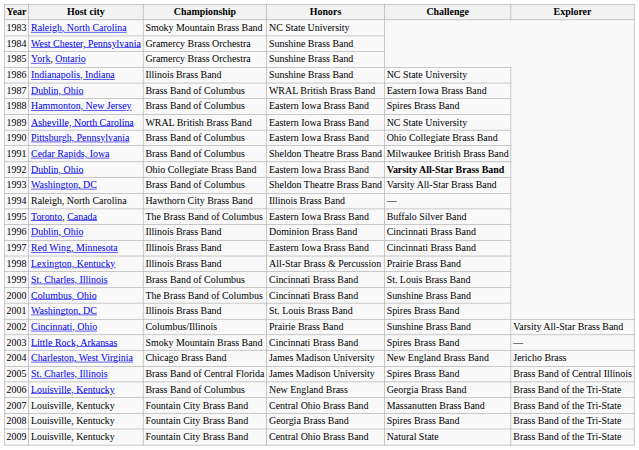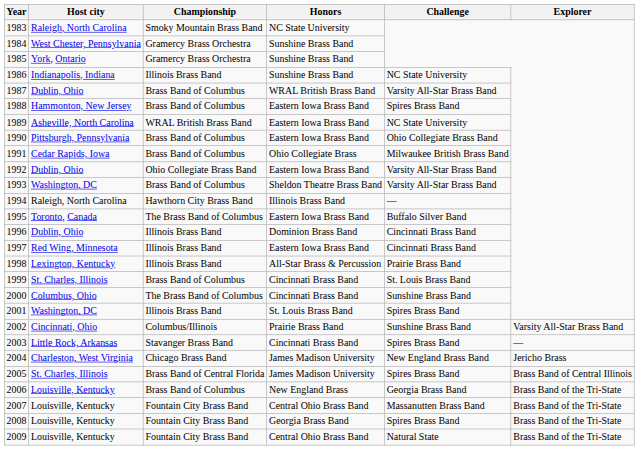(437, 91) Eastern Iowa Brass Band -> (442, 91) Varsity All-Star Brass Band
(326, 153) Sheldon Theatre Brass Band -> (313, 153) Ohio Collegiate Brass
(445, 169) bold -> (442, 169) normal
(204, 342) Smoky Mountain Brass Band -> (189, 342) Stavanger Brass Band
